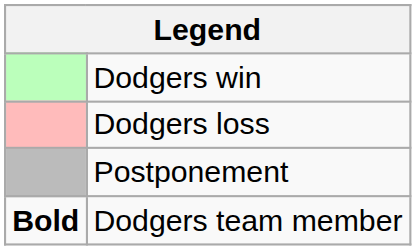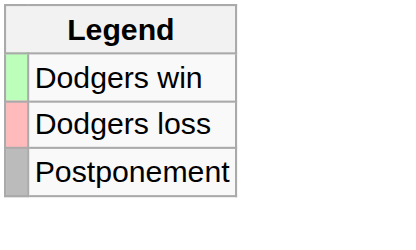- row: (248, 220)
